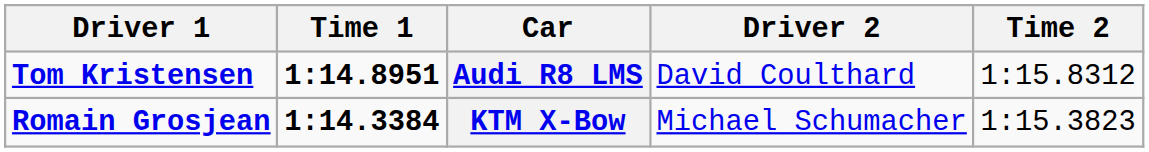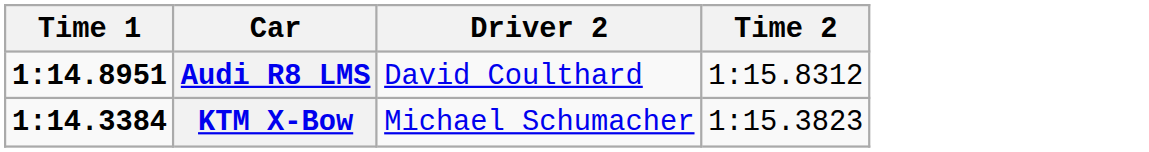- column: (141, 29)
